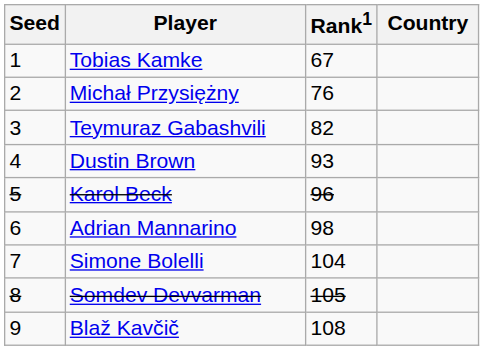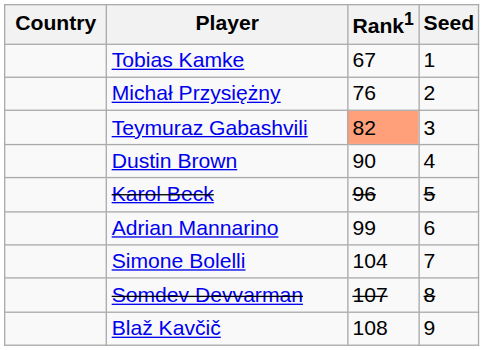columns swapped: (428, 24) <-> (35, 24)
(322, 127) no background -> (364, 127) lightsalmon background
(322, 160) 93 -> (364, 160) 90
(322, 227) 98 -> (364, 227) 99
(328, 294) 105 -> (370, 294) 107
